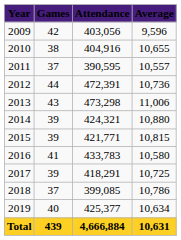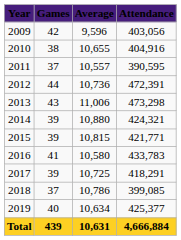columns swapped: (102, 13) <-> (154, 13)
